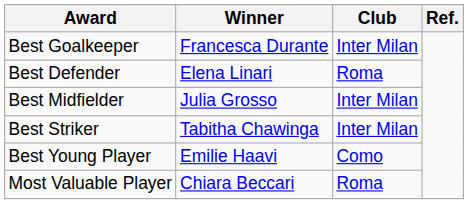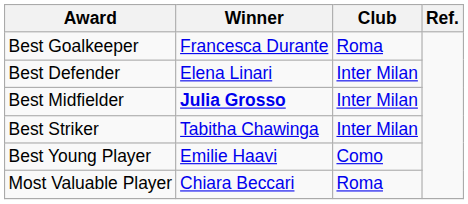(377, 45) Inter Milan -> (360, 45) Roma
(360, 73) Roma -> (377, 73) Inter Milan
(229, 101) normal -> (233, 101) bold
